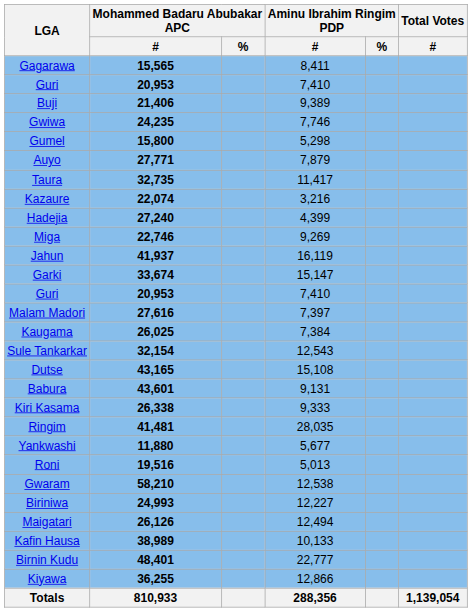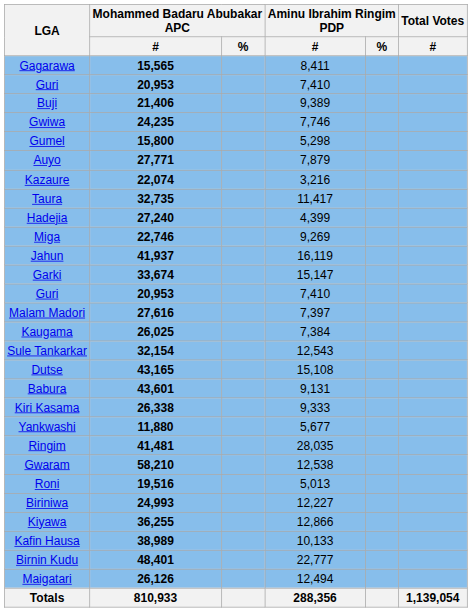rows swapped: (47, 199) <-> (47, 180)
rows swapped: (47, 446) <-> (47, 427)
rows swapped: (47, 465) <-> (47, 484)
rows swapped: (47, 579) <-> (47, 522)
